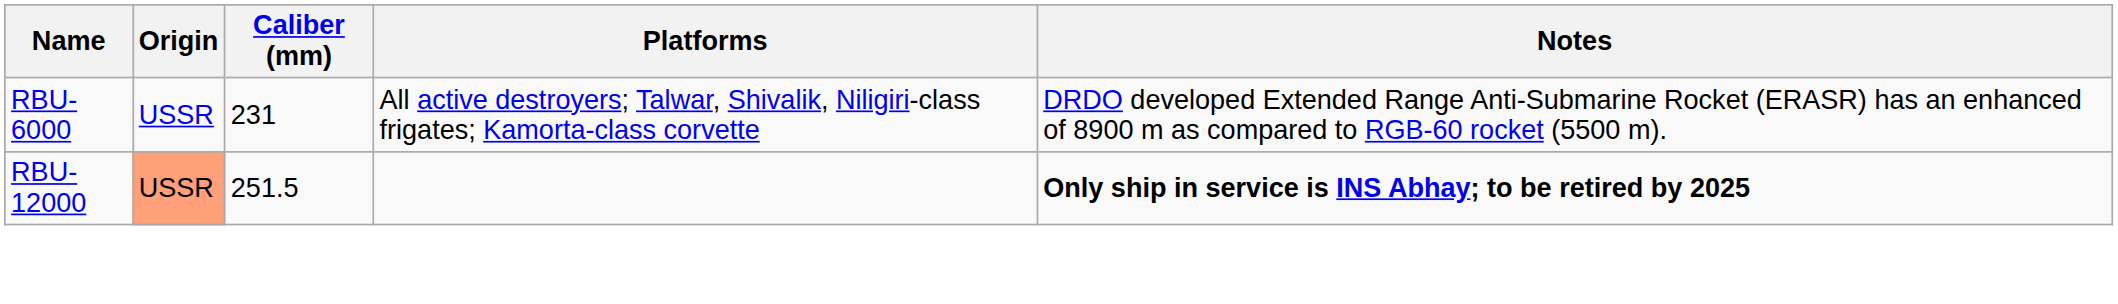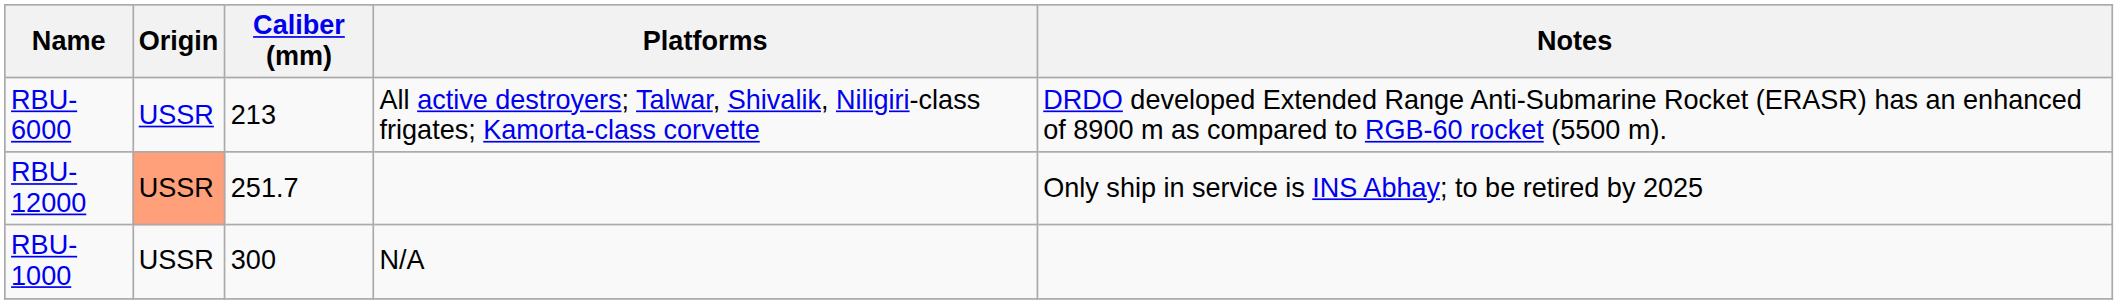(253, 114) 231 -> (253, 114) 213
(265, 187) 251.5 -> (265, 187) 251.7
(1397, 187) bold -> (1373, 187) normal
+ row: (44, 261)
